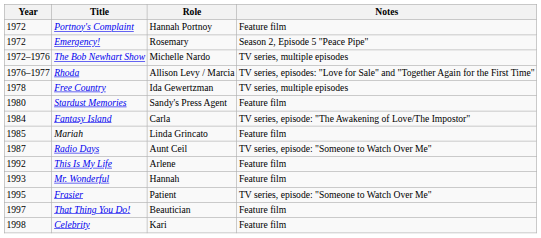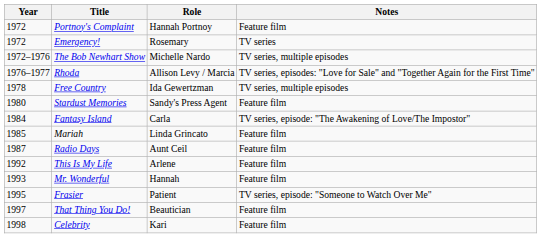(304, 42) Season 2, Episode 5 "Peace Pipe" -> (257, 42) TV series
(335, 149) TV series, episode: "Someone to Watch Over Me" -> (263, 149) Feature film
